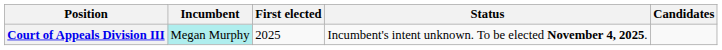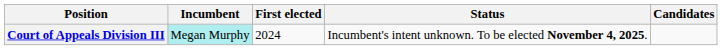(268, 34) 2025 -> (268, 34) 2024
